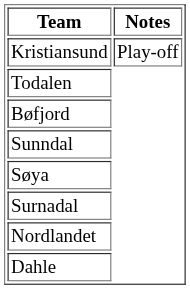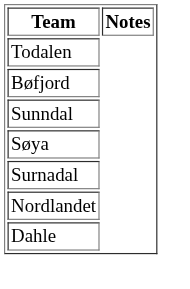- row: (59, 52)
